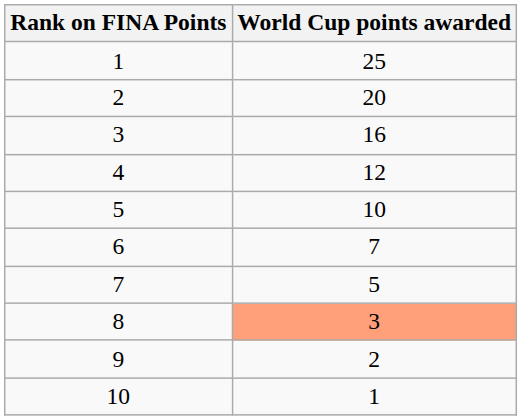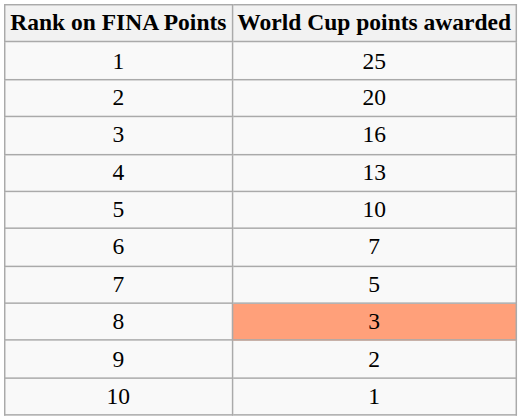(374, 172) 12 -> (374, 172) 13
